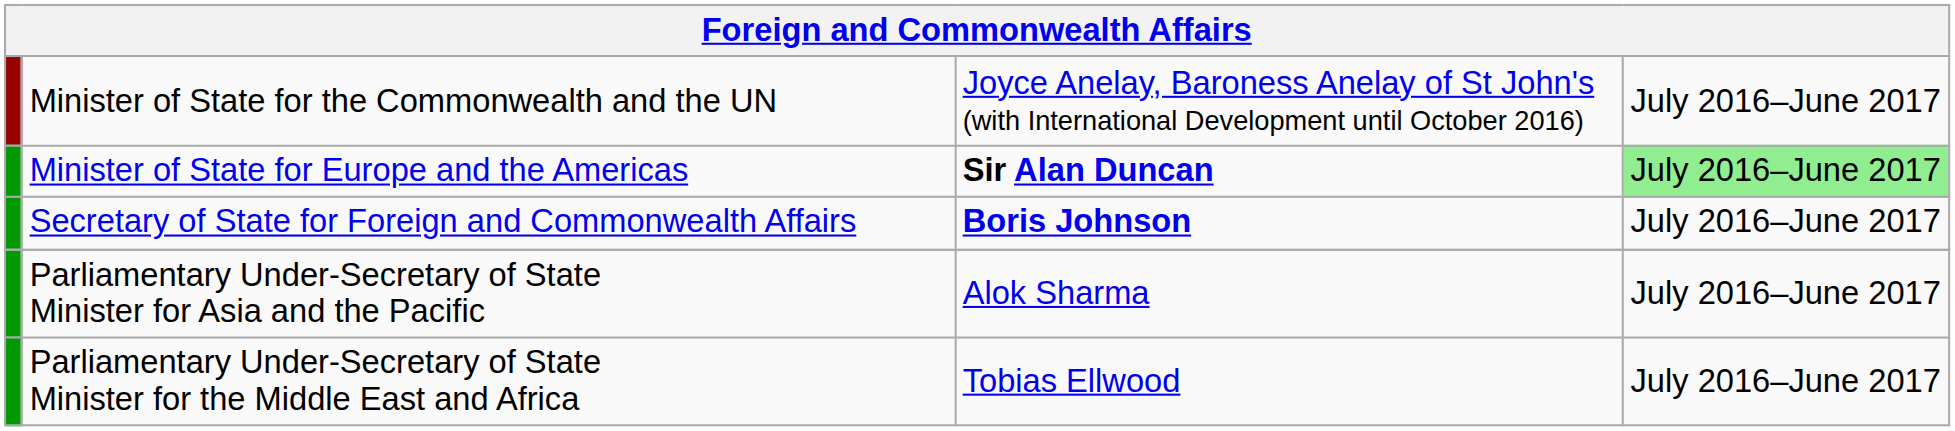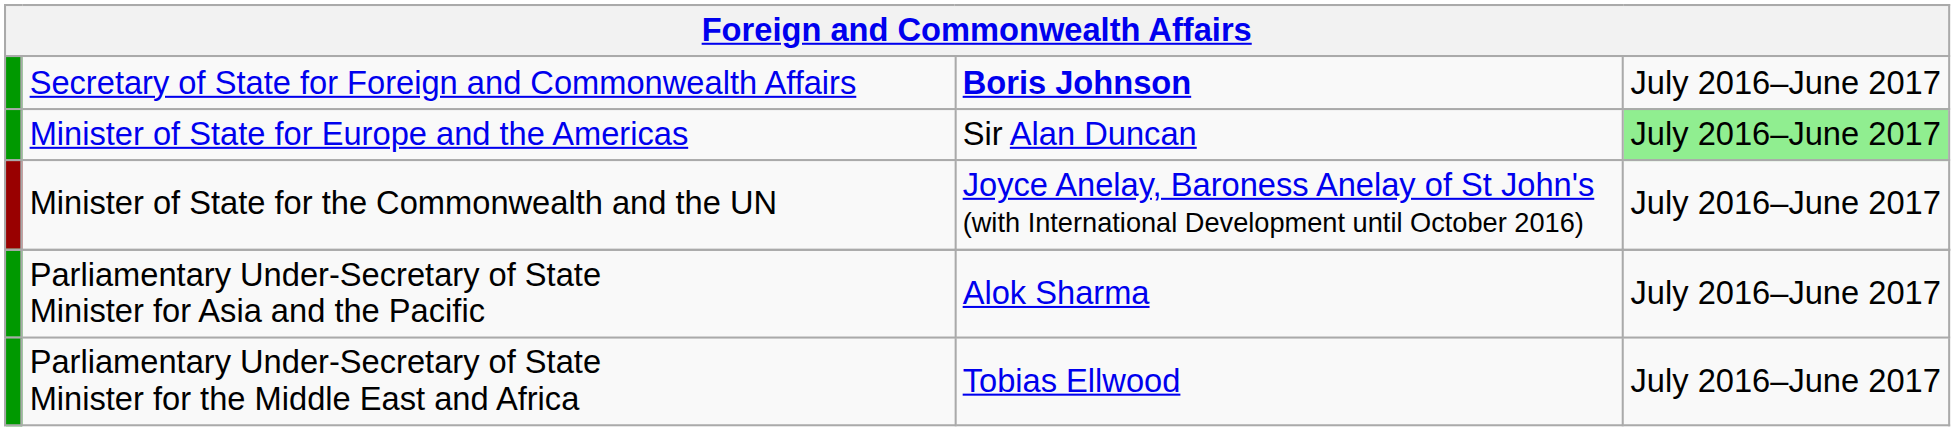rows swapped: (443, 222) <-> (403, 100)
(1088, 170) bold -> (1080, 133) normal
